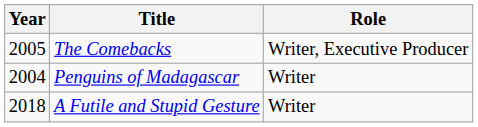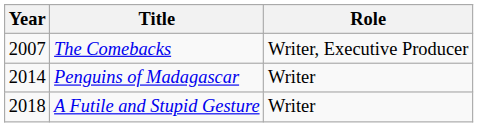(27, 48) 2005 -> (27, 48) 2007
(27, 77) 2004 -> (27, 77) 2014
